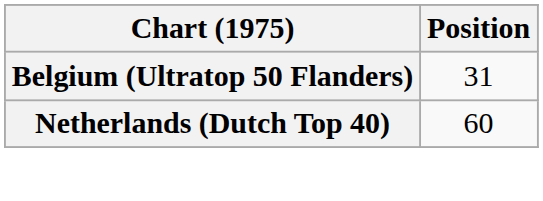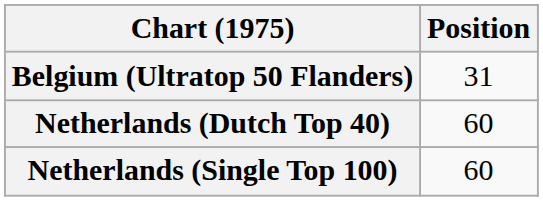+ row: (213, 170)
